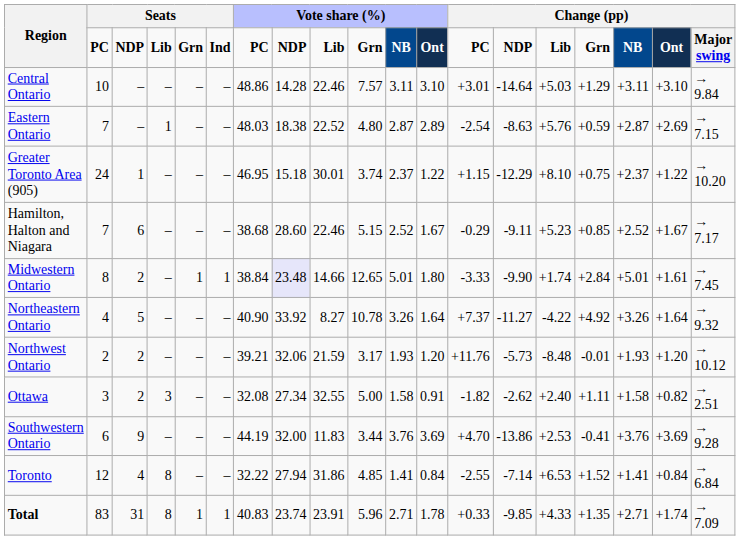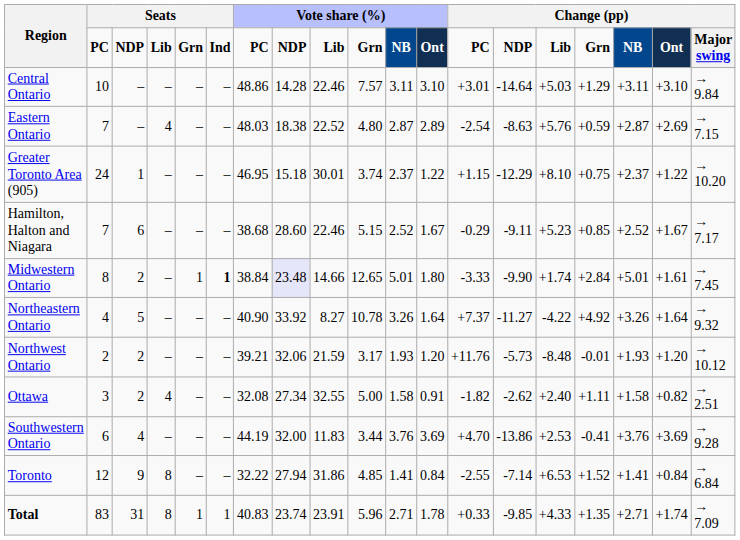(168, 126) 1 -> (168, 126) 4
(227, 278) normal -> (227, 278) bold
(168, 396) 3 -> (168, 396) 4
(141, 436) 9 -> (141, 436) 4
(141, 475) 4 -> (141, 475) 9
